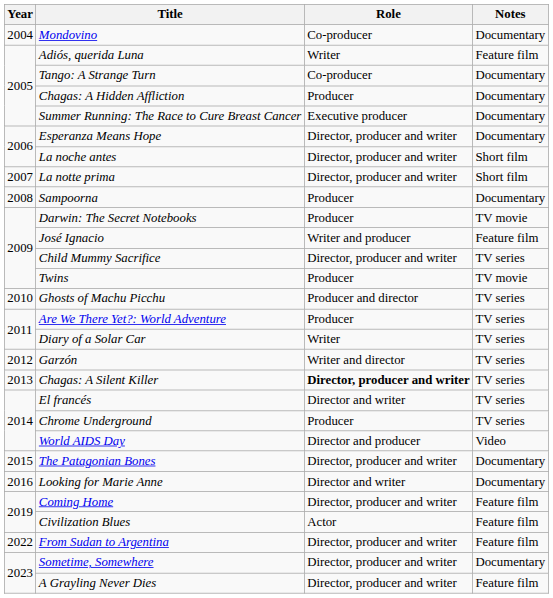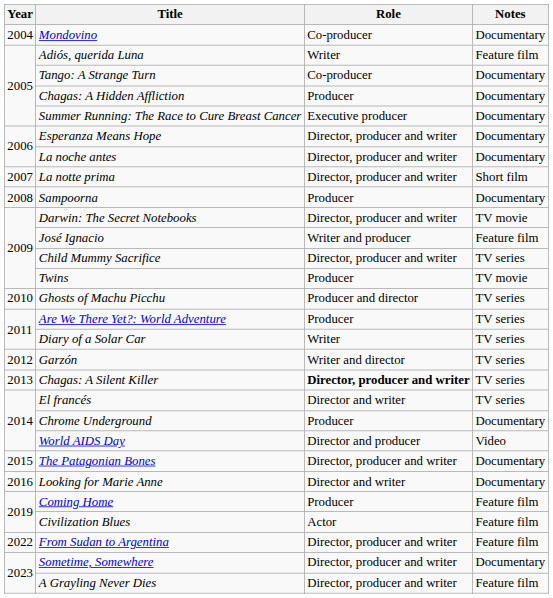(502, 156) Short film -> (510, 156) Documentary
(330, 217) Producer -> (382, 217) Director, producer and writer
(500, 420) TV series -> (510, 420) Documentary
(382, 501) Director, producer and writer -> (330, 501) Producer
